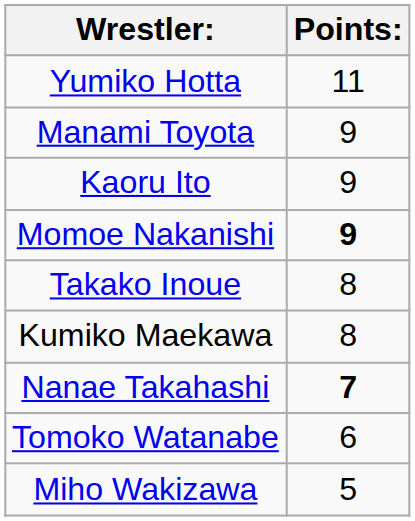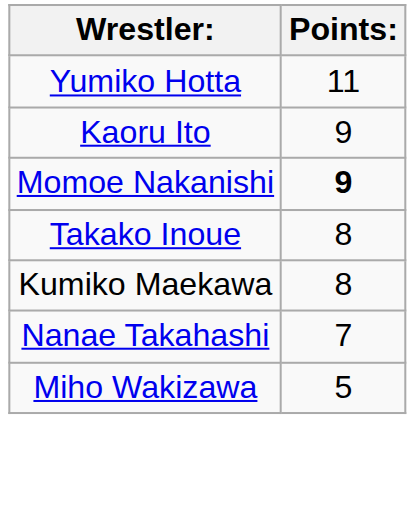- row: (145, 132)
(348, 387) bold -> (343, 336) normal
- row: (145, 438)
